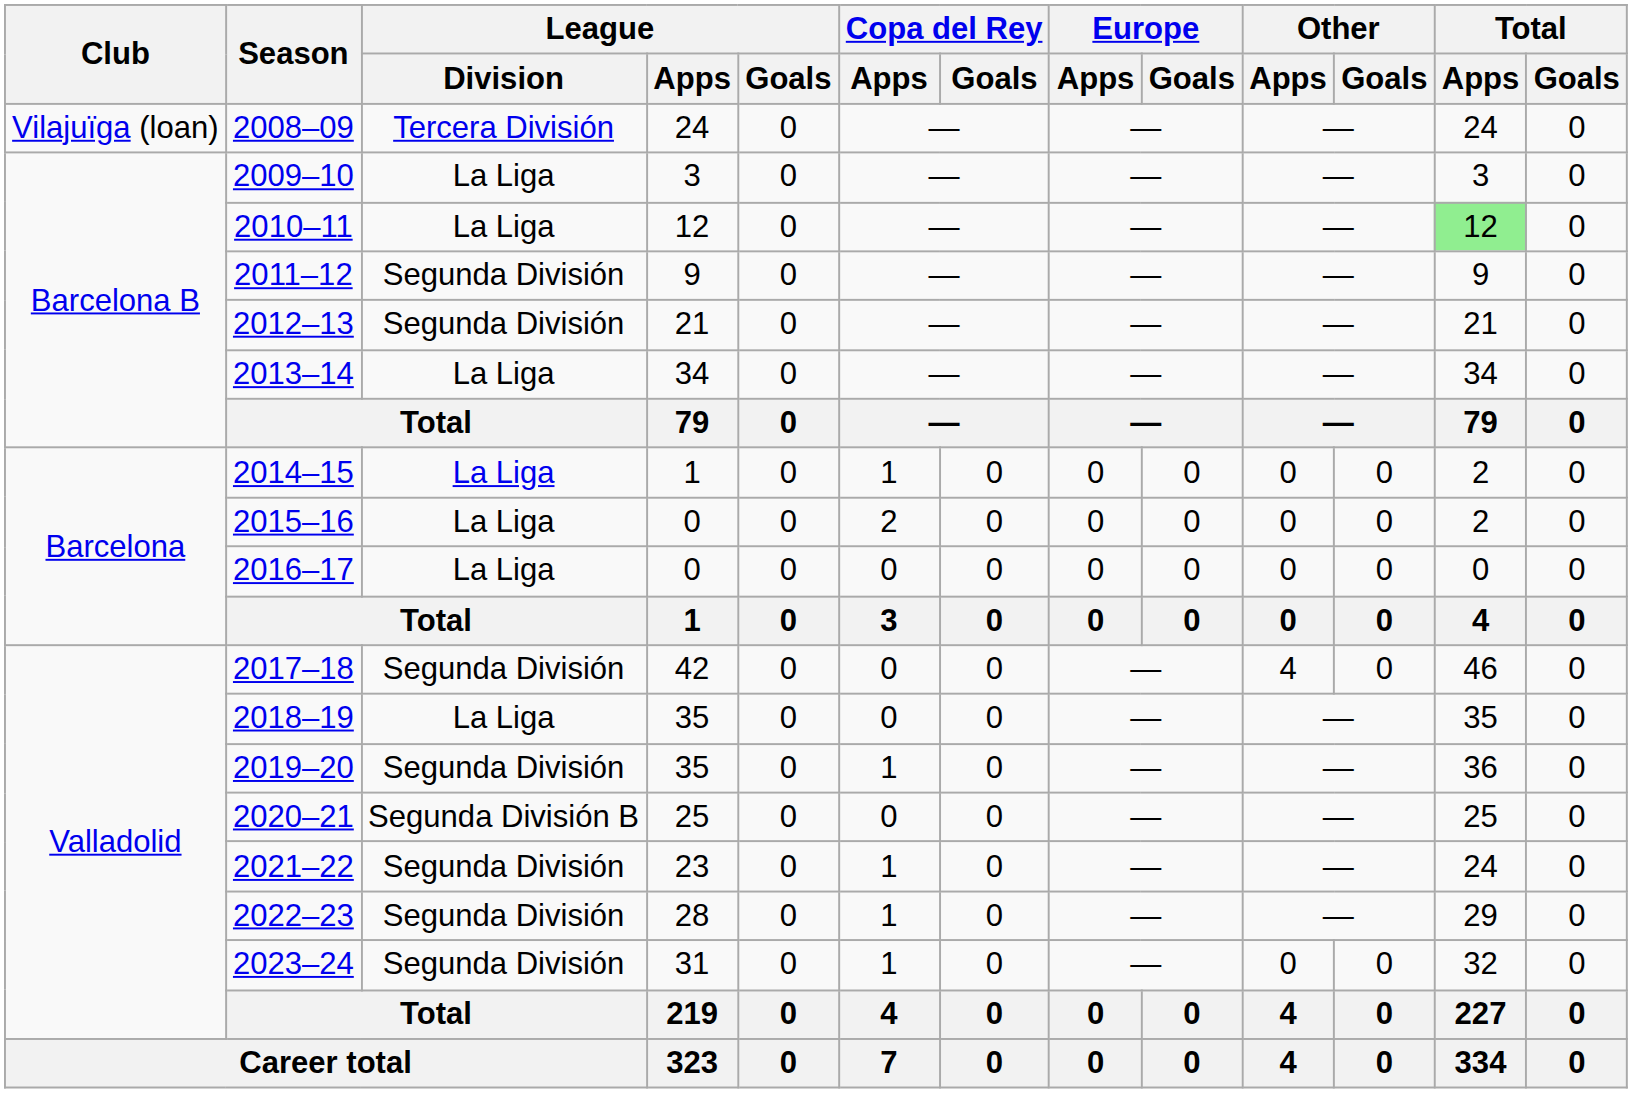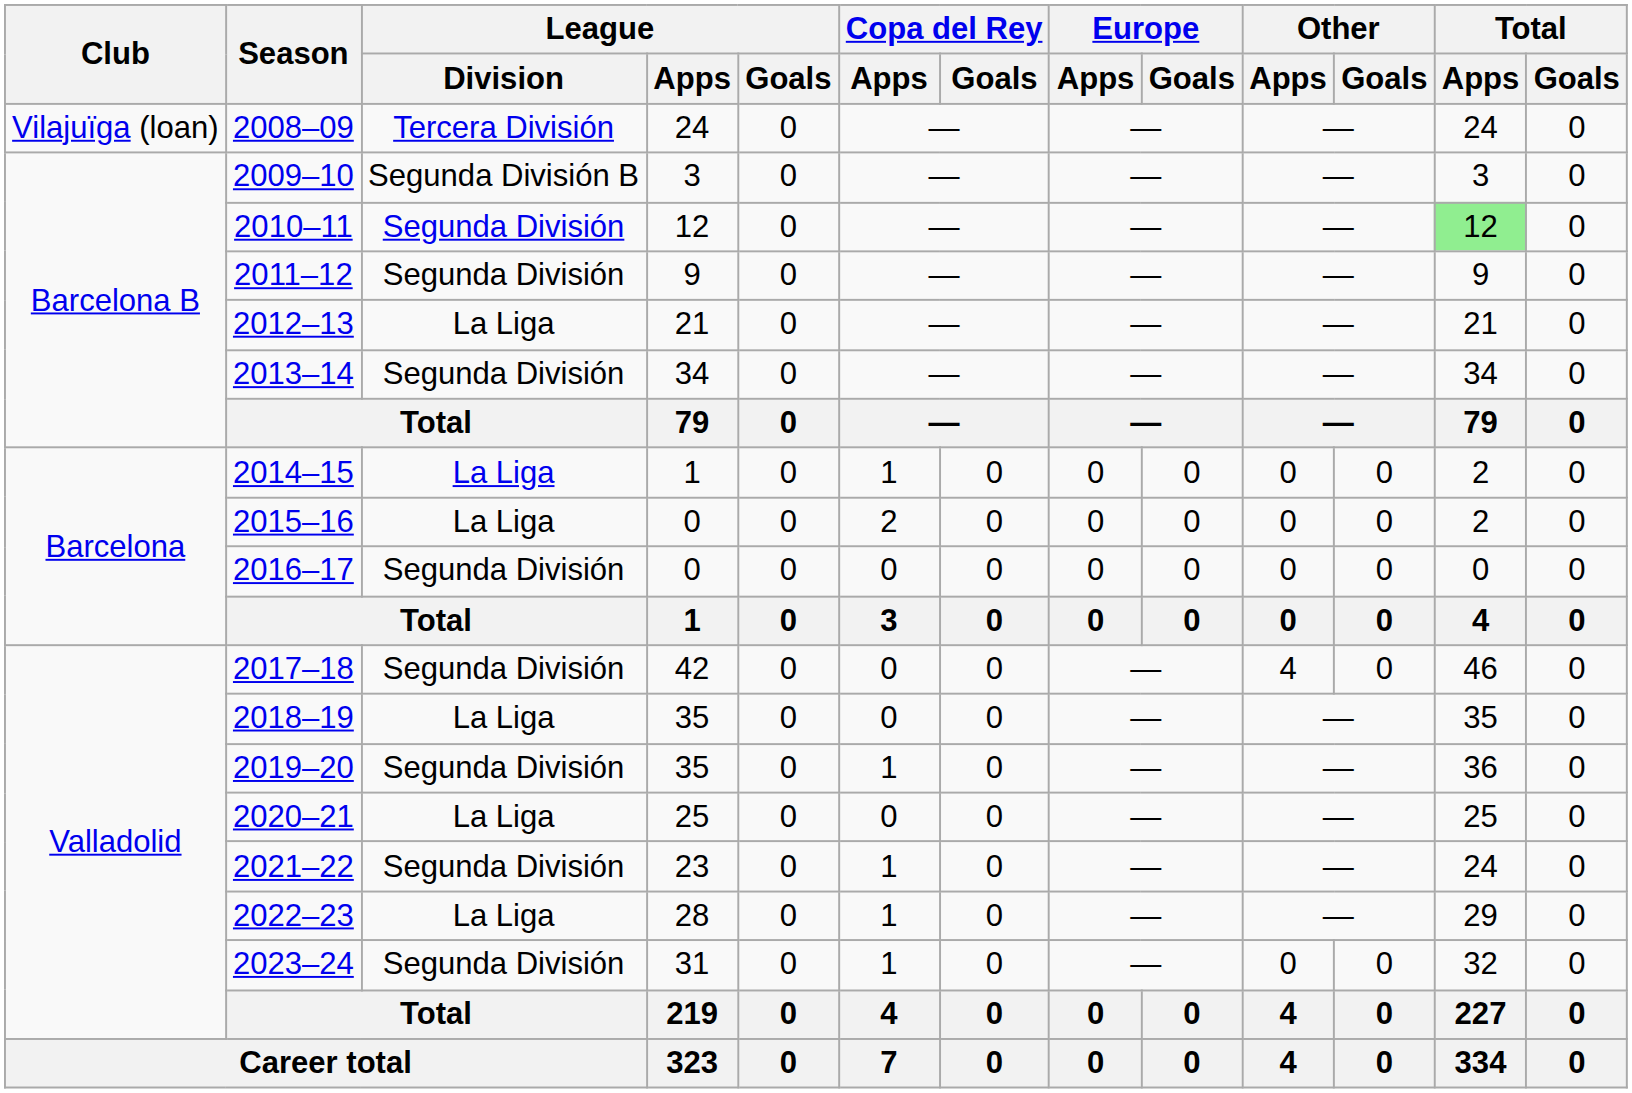(504, 176) La Liga -> (504, 176) Segunda División B
(504, 226) La Liga -> (504, 226) Segunda División
(504, 324) Segunda División -> (504, 324) La Liga
(504, 373) La Liga -> (504, 373) Segunda División
(504, 570) La Liga -> (504, 570) Segunda División
(504, 816) Segunda División B -> (504, 816) La Liga
(504, 915) Segunda División -> (504, 915) La Liga
